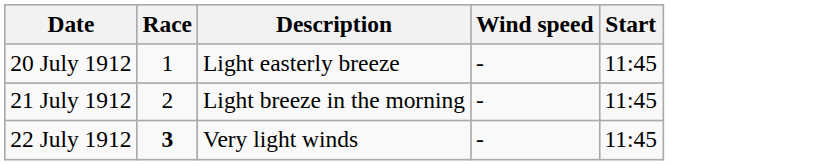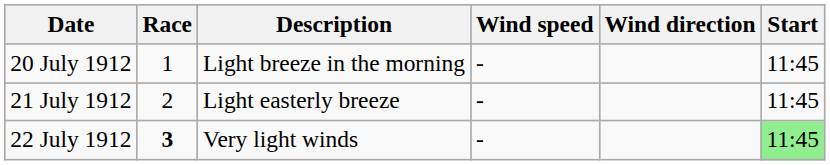+ column: (680, 24)
(301, 62) Light easterly breeze -> (334, 62) Light breeze in the morning
(334, 101) Light breeze in the morning -> (301, 101) Light easterly breeze
(631, 140) no background -> (793, 140) lightgreen background
